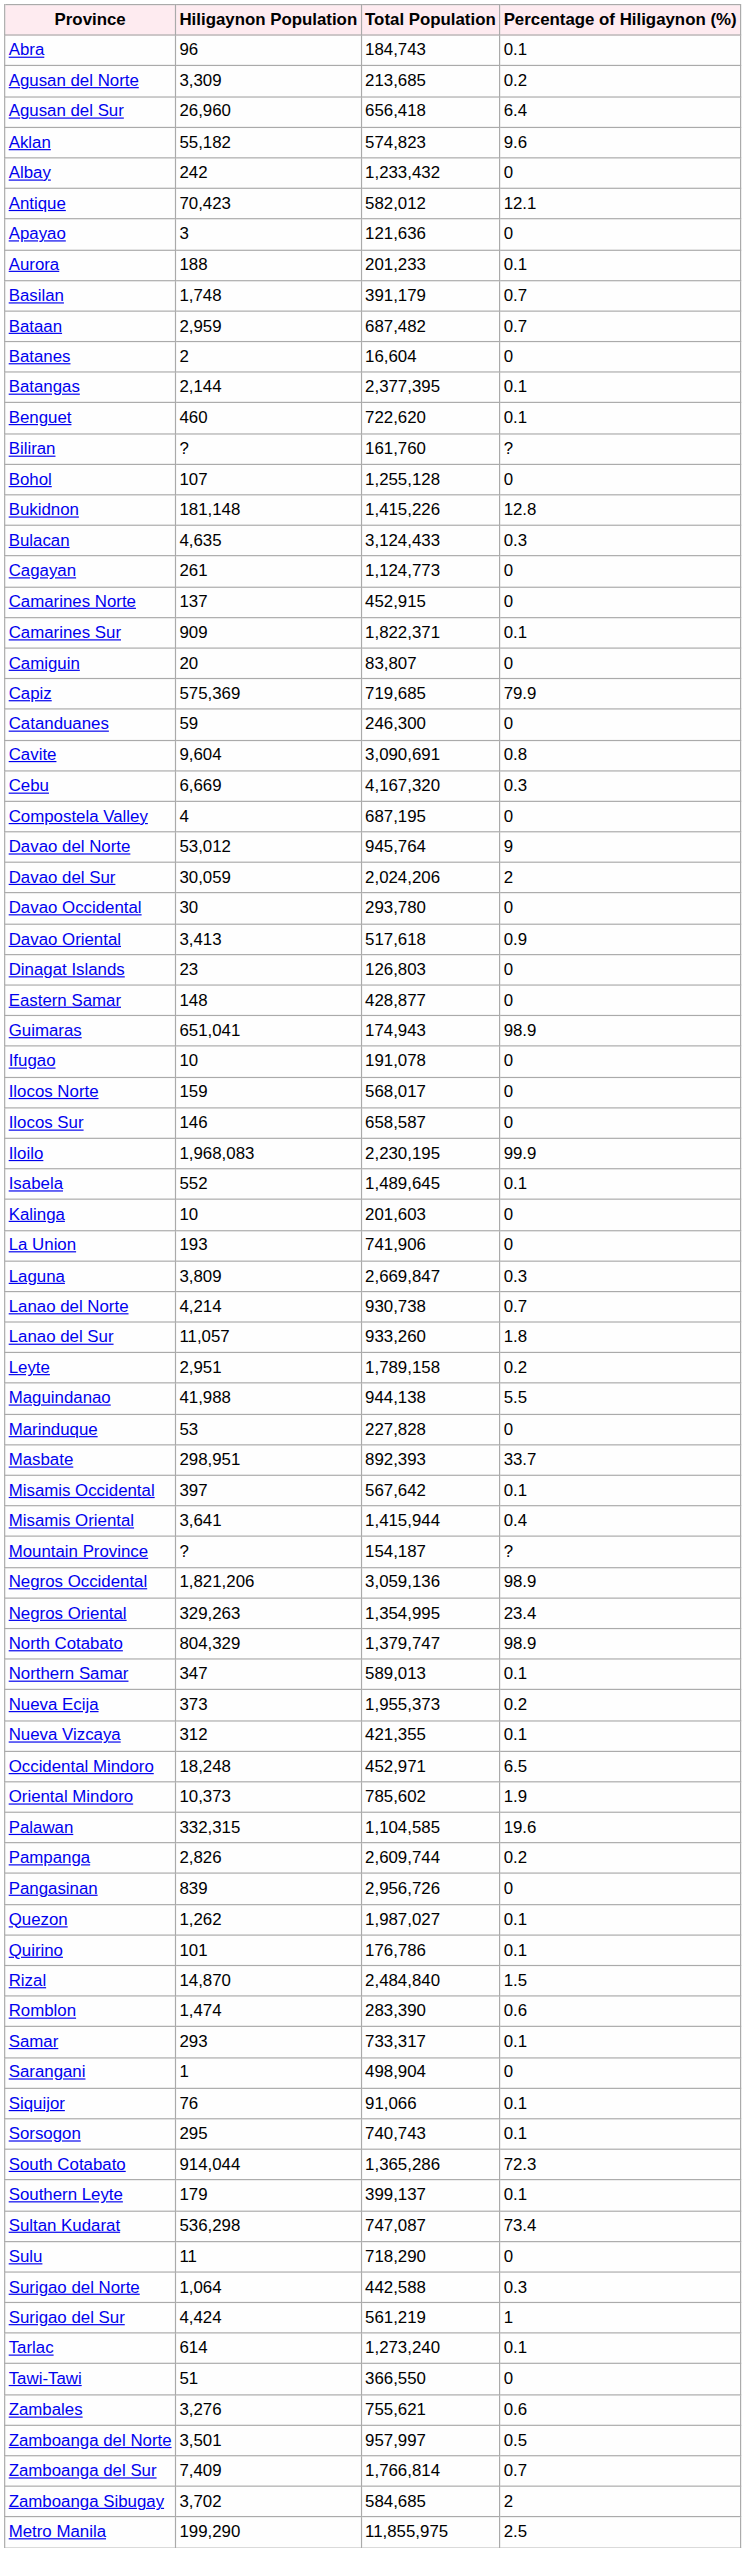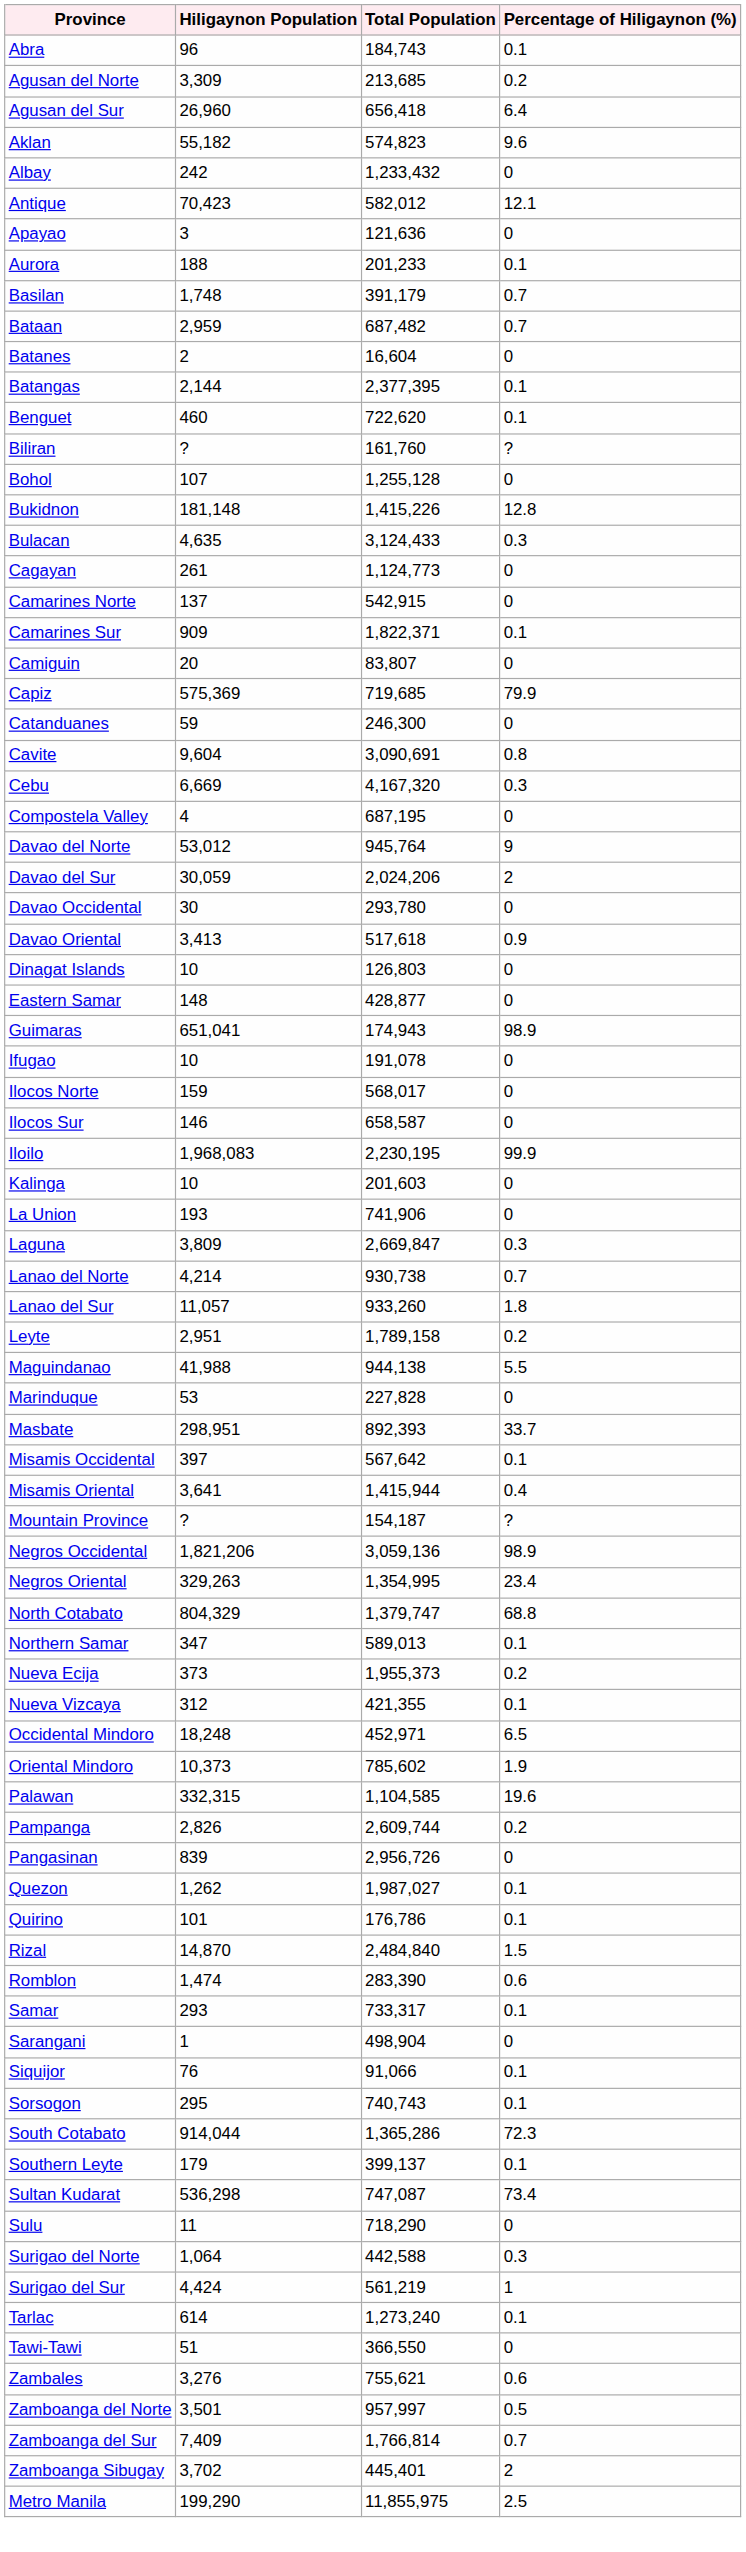(396, 601) 452,915 -> (396, 601) 542,915
(189, 969) 23 -> (189, 969) 10
- row: (36, 1183)
(520, 1643) 98.9 -> (520, 1612) 68.8
(396, 2501) 584,685 -> (396, 2470) 445,401
